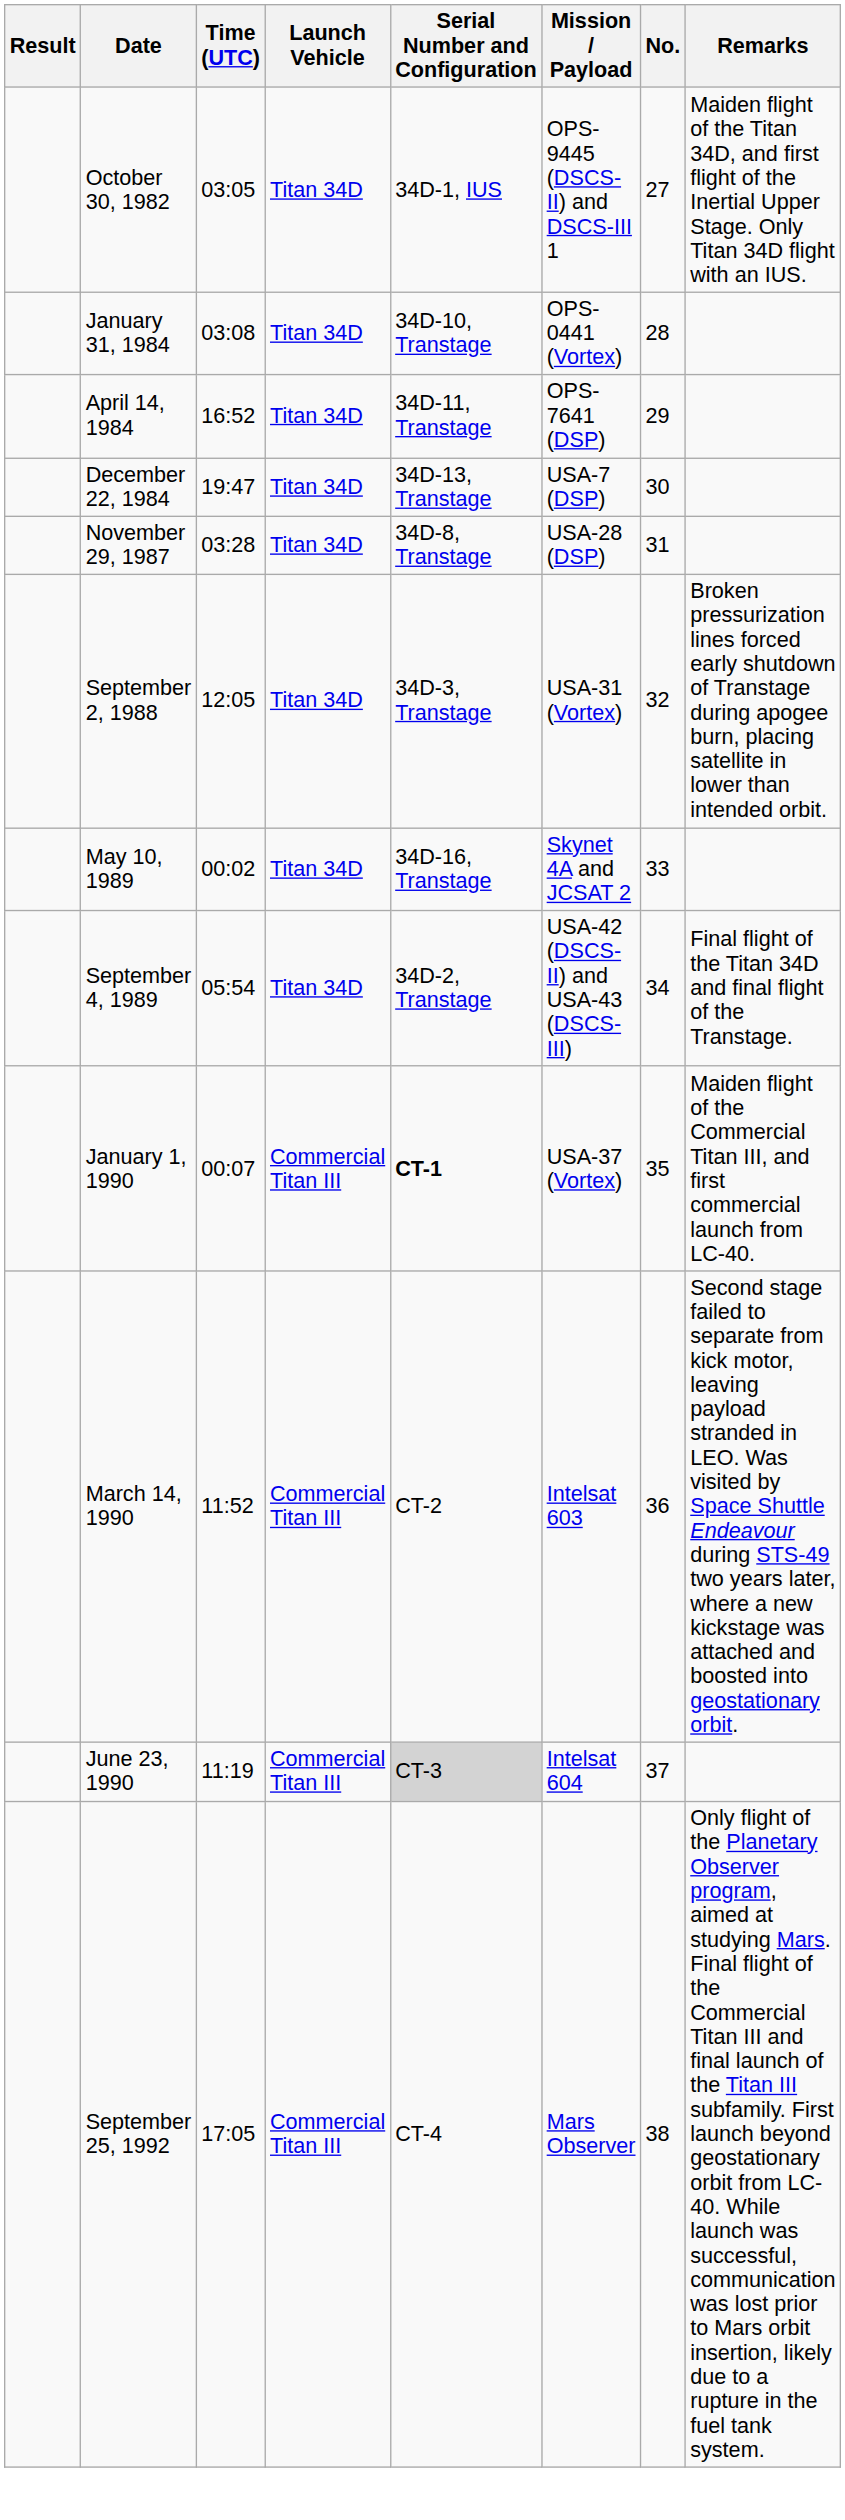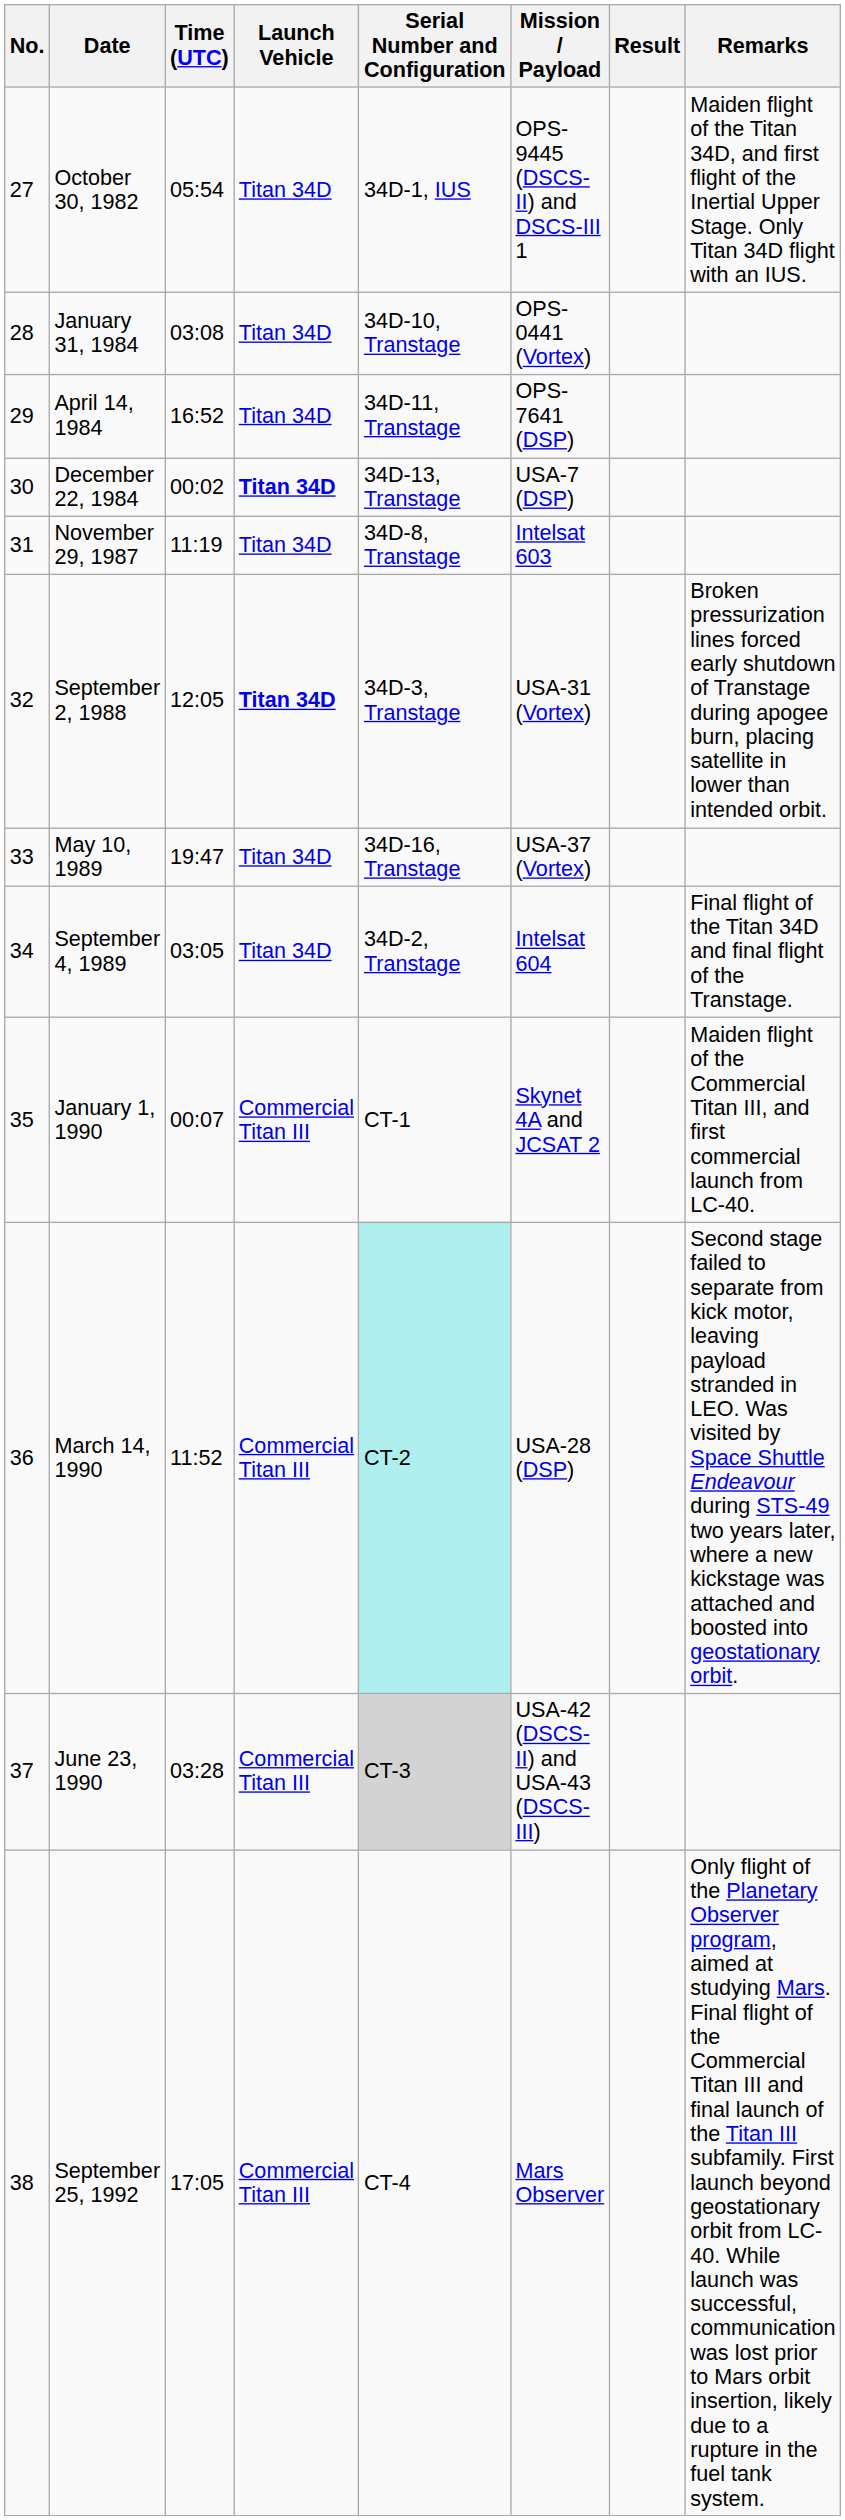columns swapped: (663, 45) <-> (43, 45)
(228, 189) 03:05 -> (197, 189) 05:54
(228, 486) 19:47 -> (197, 486) 00:02
(316, 486) normal -> (287, 486) bold
(228, 545) 03:28 -> (196, 545) 11:19
(584, 545) USA-28 (DSP) -> (550, 545) Intelsat 603
(316, 701) normal -> (287, 701) bold
(228, 868) 00:02 -> (197, 856) 19:47
(589, 868) Skynet 4A and JCSAT 2 -> (553, 856) USA-37 (Vortex)
(228, 988) 05:54 -> (197, 951) 03:05
(584, 988) USA-42 (DSCS-II) and USA-43 (DSCS-III) -> (550, 951) Intelsat 604
(419, 1168) bold -> (387, 1119) normal
(584, 1168) USA-37 (Vortex) -> (558, 1119) Skynet 4A and JCSAT 2
(419, 1506) no background -> (387, 1457) paleturquoise background
(582, 1506) Intelsat 603 -> (553, 1457) USA-28 (DSP)
(227, 1771) 11:19 -> (197, 1771) 03:28
(582, 1771) Intelsat 604 -> (553, 1771) USA-42 (DSCS-II) and USA-43 (DSCS-III)
